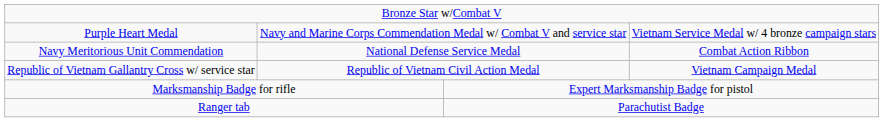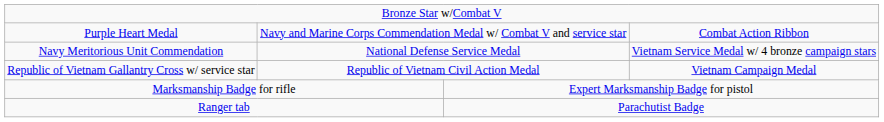(754, 32) Vietnam Service Medal w/ 4 bronze campaign stars -> (754, 32) Combat Action Ribbon
(754, 51) Combat Action Ribbon -> (754, 51) Vietnam Service Medal w/ 4 bronze campaign stars
